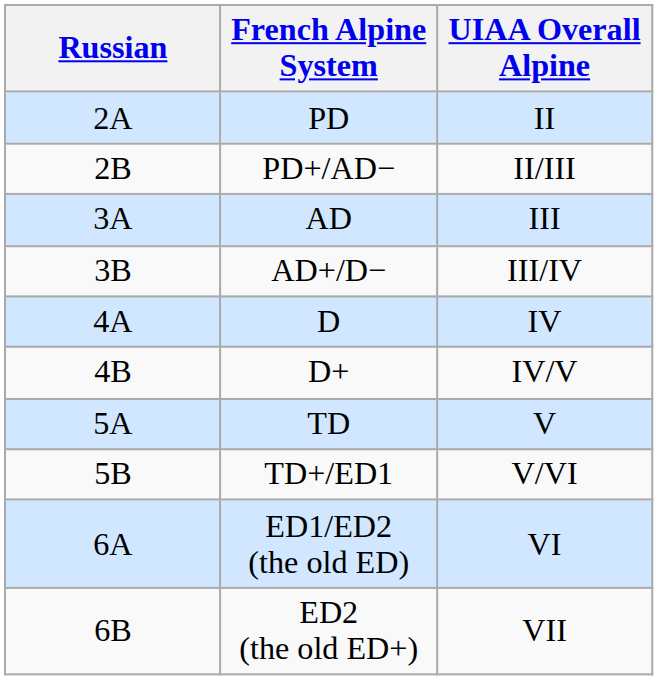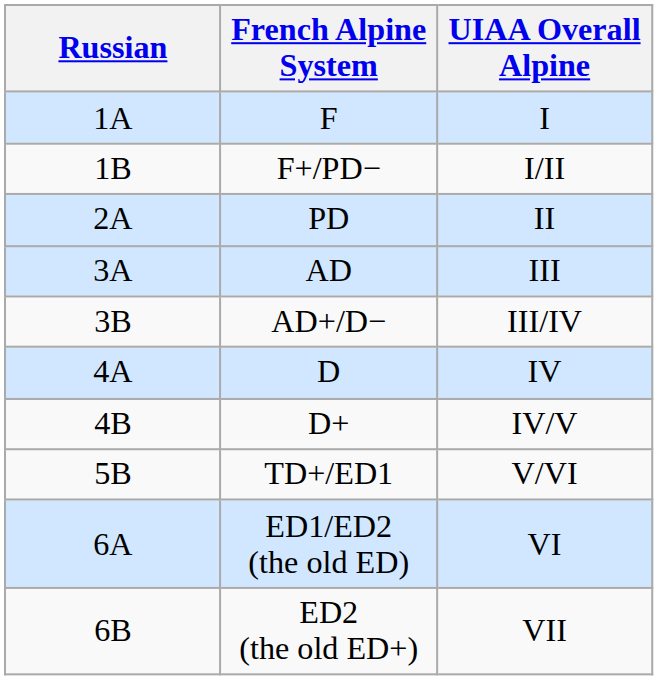+ row: (329, 117)
+ row: (329, 168)
- row: (329, 168)
- row: (329, 423)
